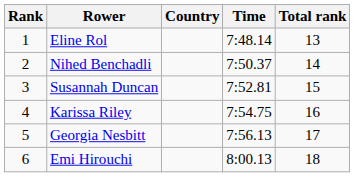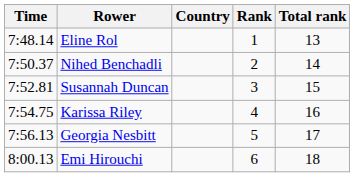columns swapped: (25, 16) <-> (249, 16)
